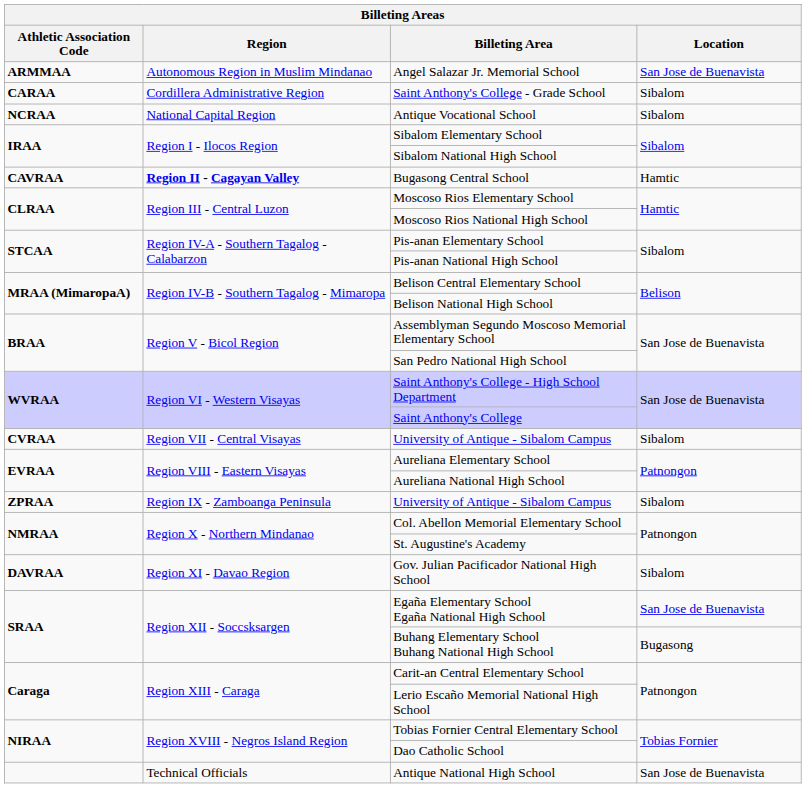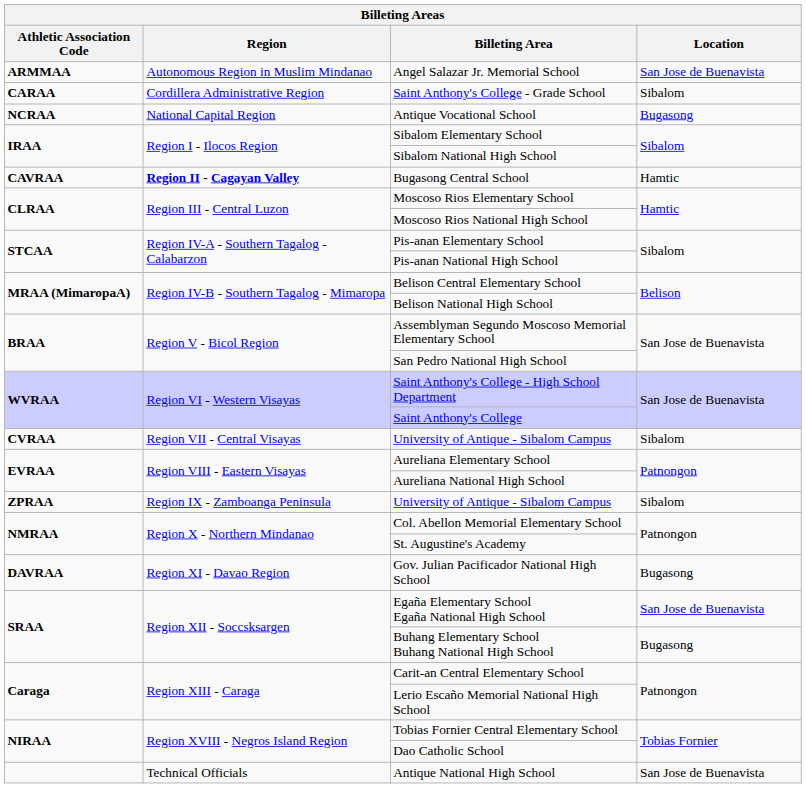(662, 114) Sibalom -> (667, 114) Bugasong
(662, 572) Sibalom -> (667, 572) Bugasong
